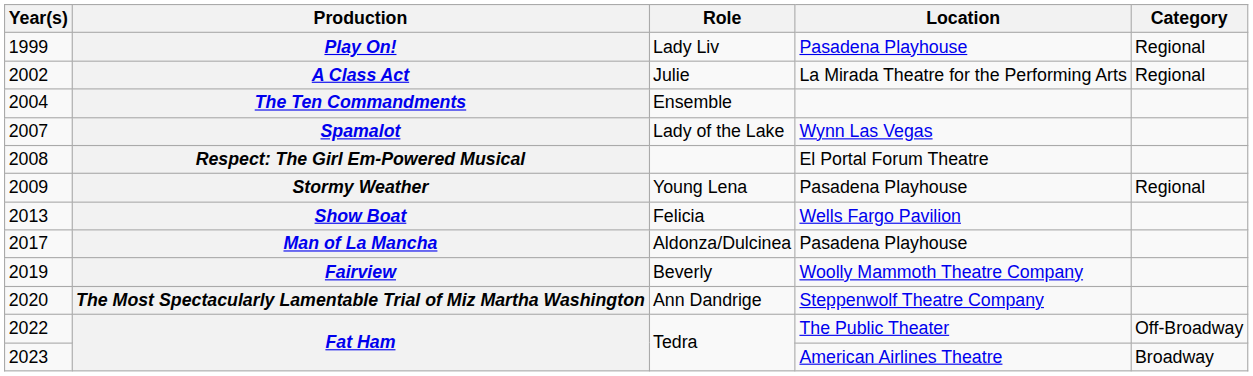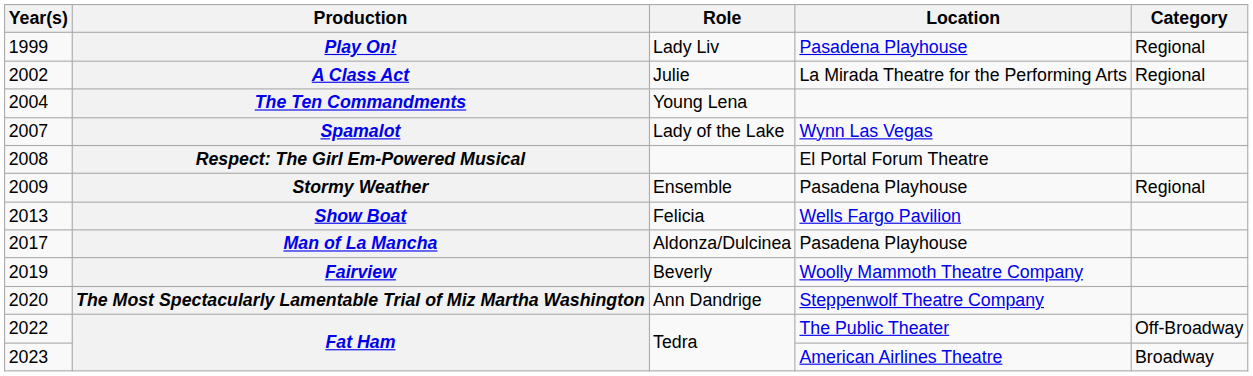(693, 103) Ensemble -> (700, 103) Young Lena
(700, 187) Young Lena -> (693, 187) Ensemble
